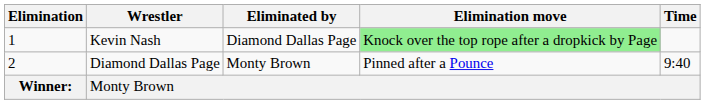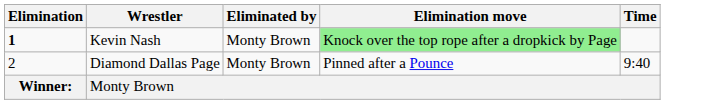(12, 39) normal -> (12, 39) bold
(292, 39) Diamond Dallas Page -> (269, 39) Monty Brown
